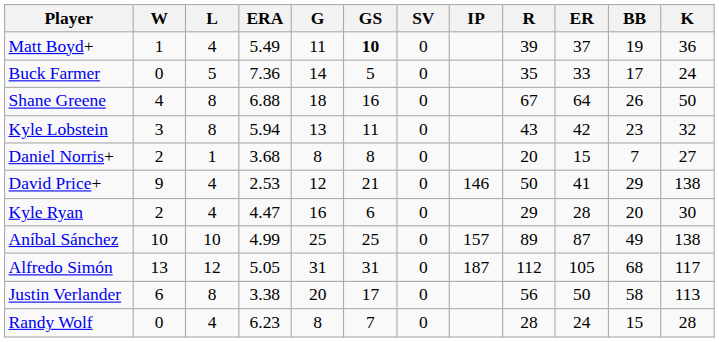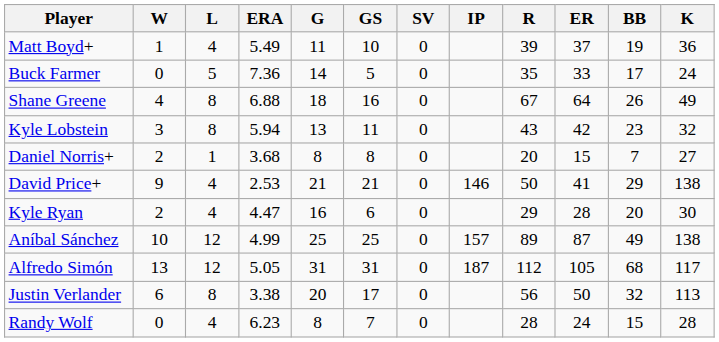(370, 45) bold -> (370, 45) normal
(687, 101) 50 -> (687, 101) 49
(318, 184) 12 -> (318, 184) 21
(212, 239) 10 -> (212, 239) 12
(635, 294) 58 -> (635, 294) 32
